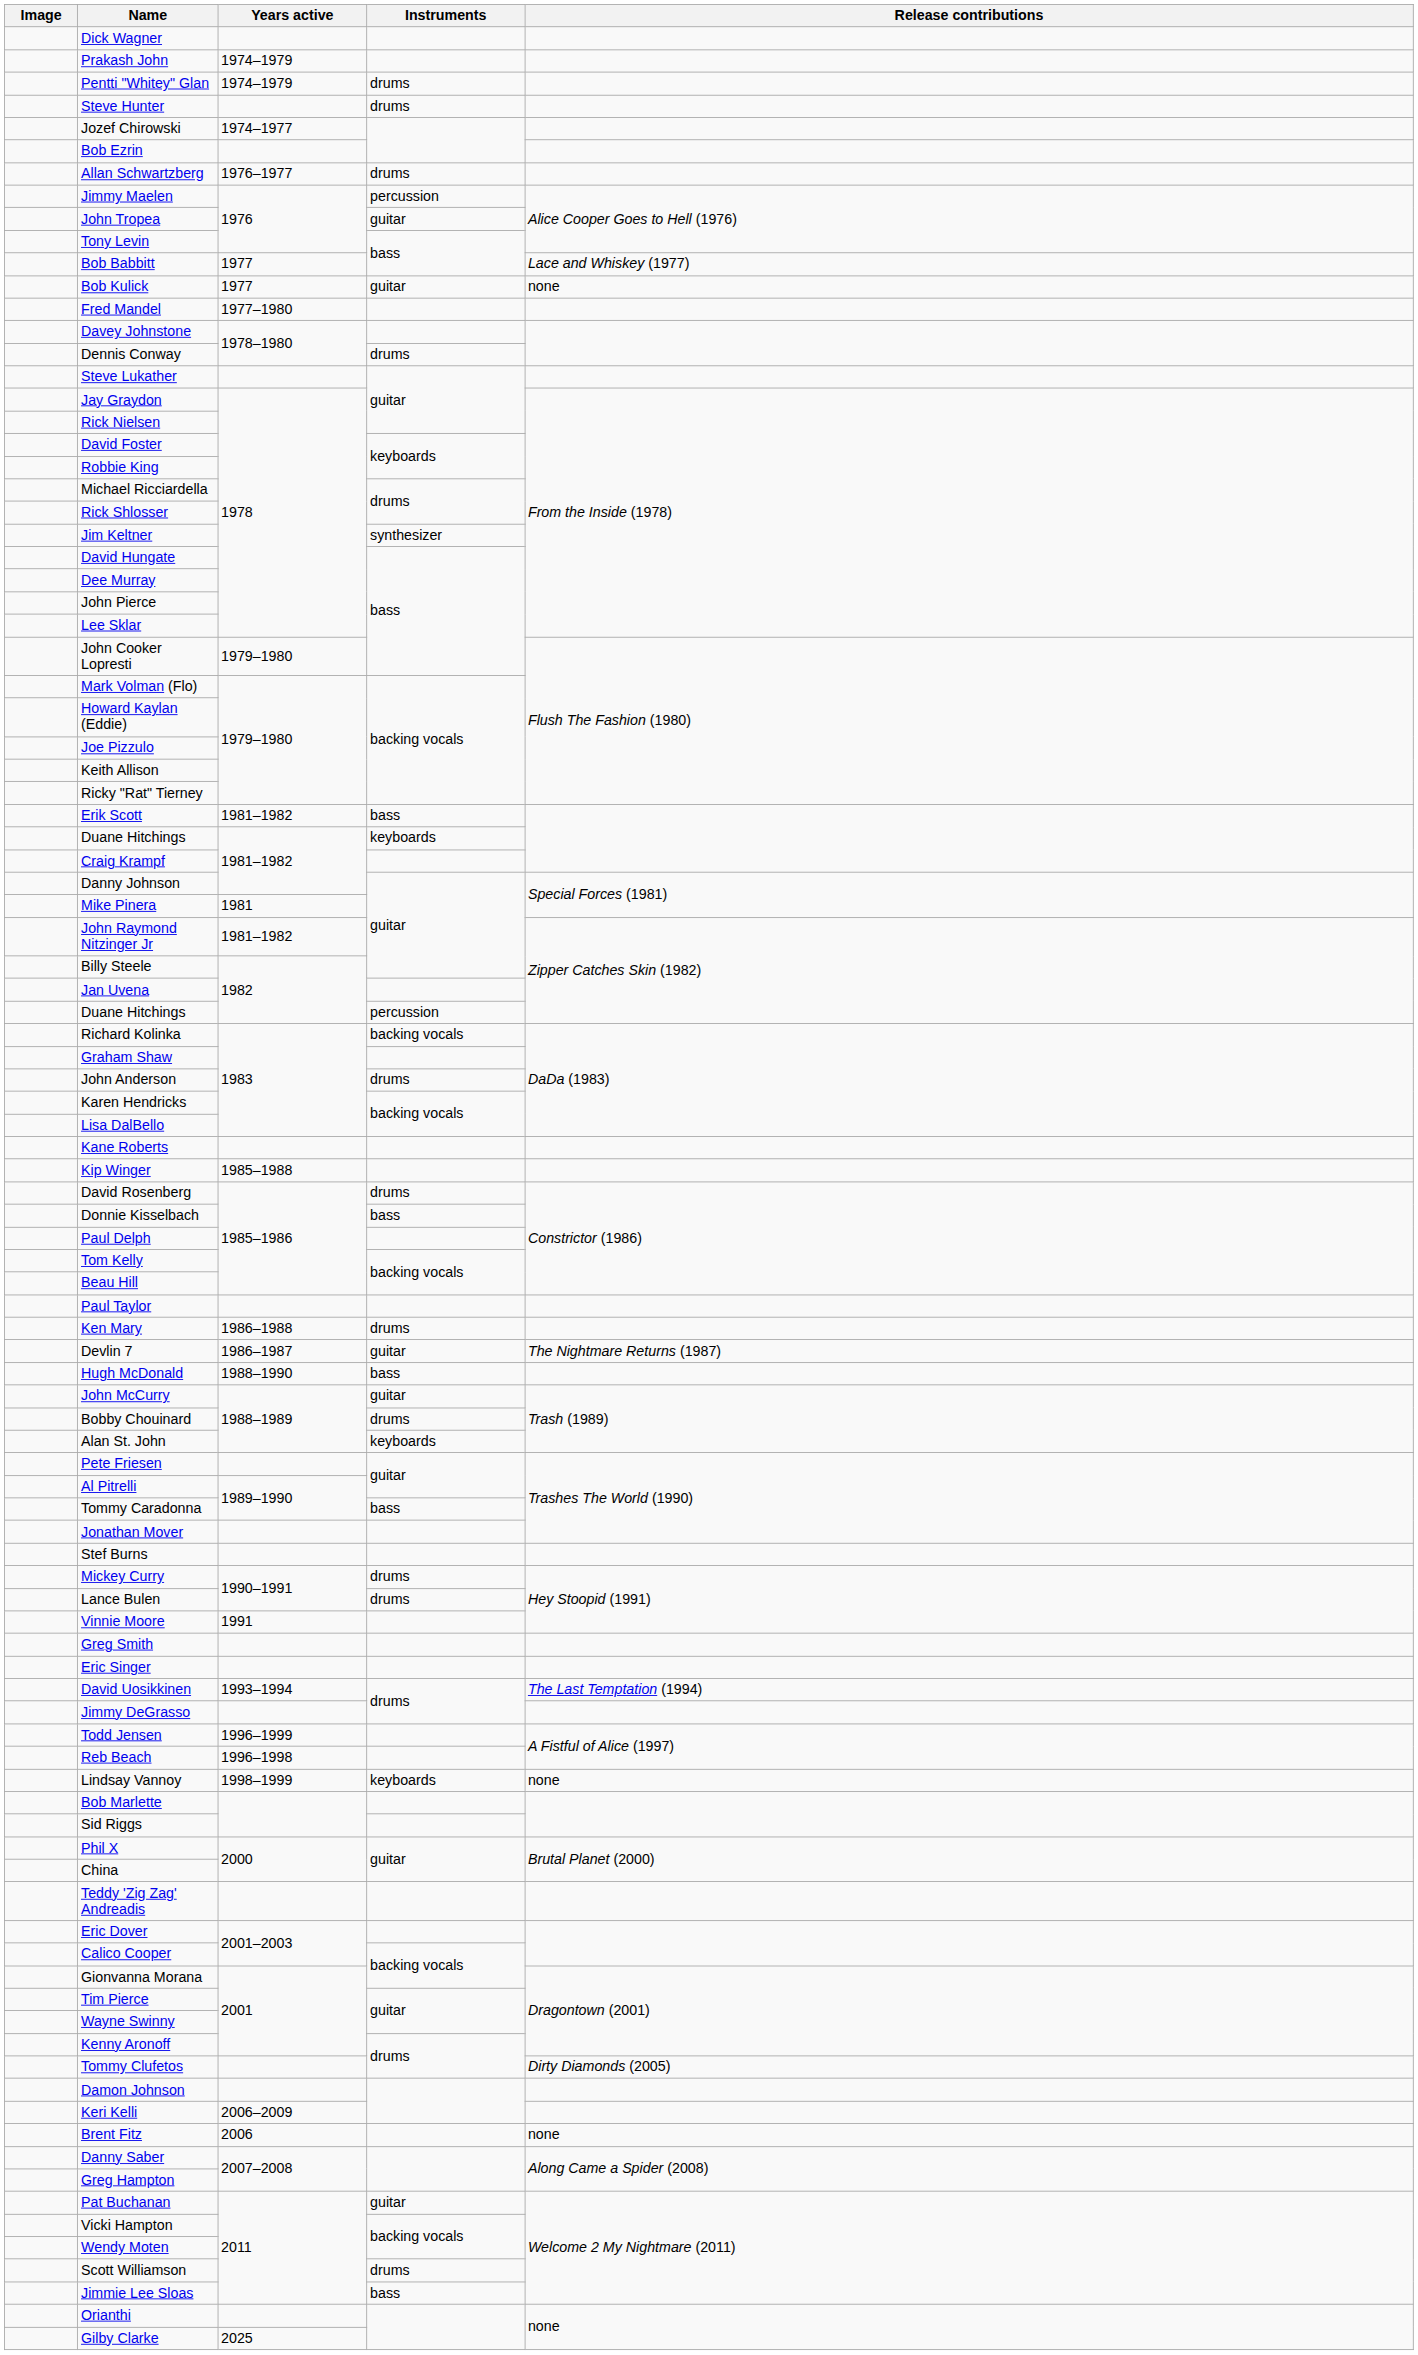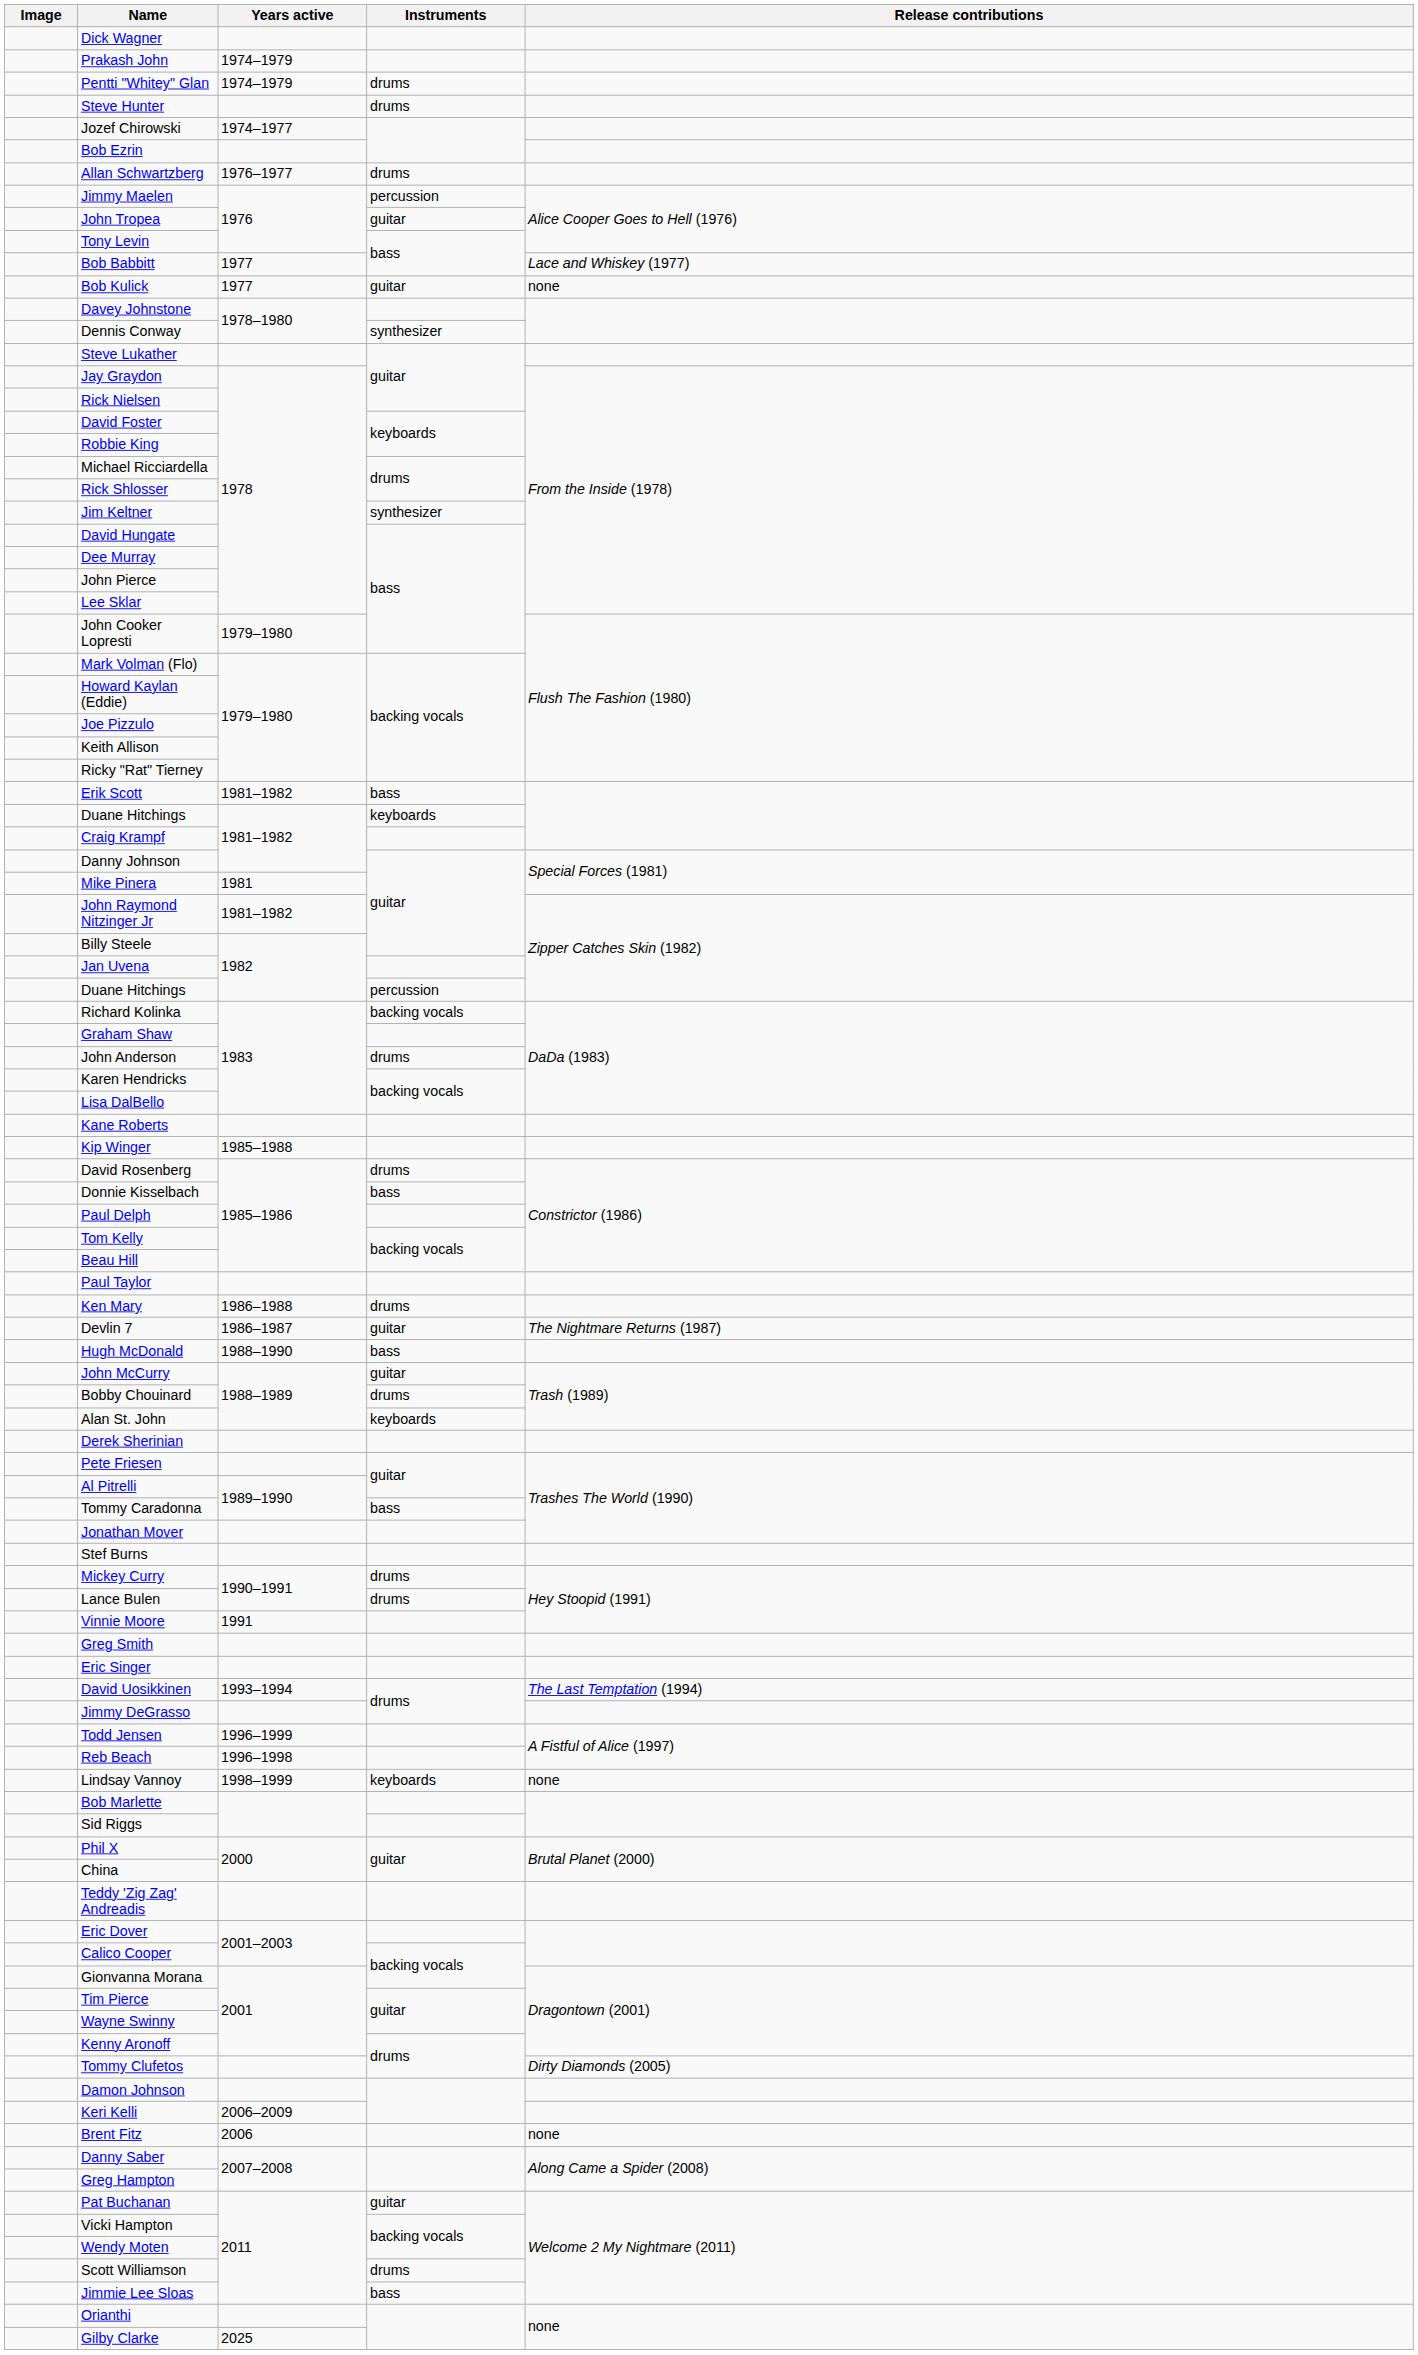- row: (121, 309)
(390, 354) drums -> (406, 331) synthesizer
+ row: (132, 1441)
